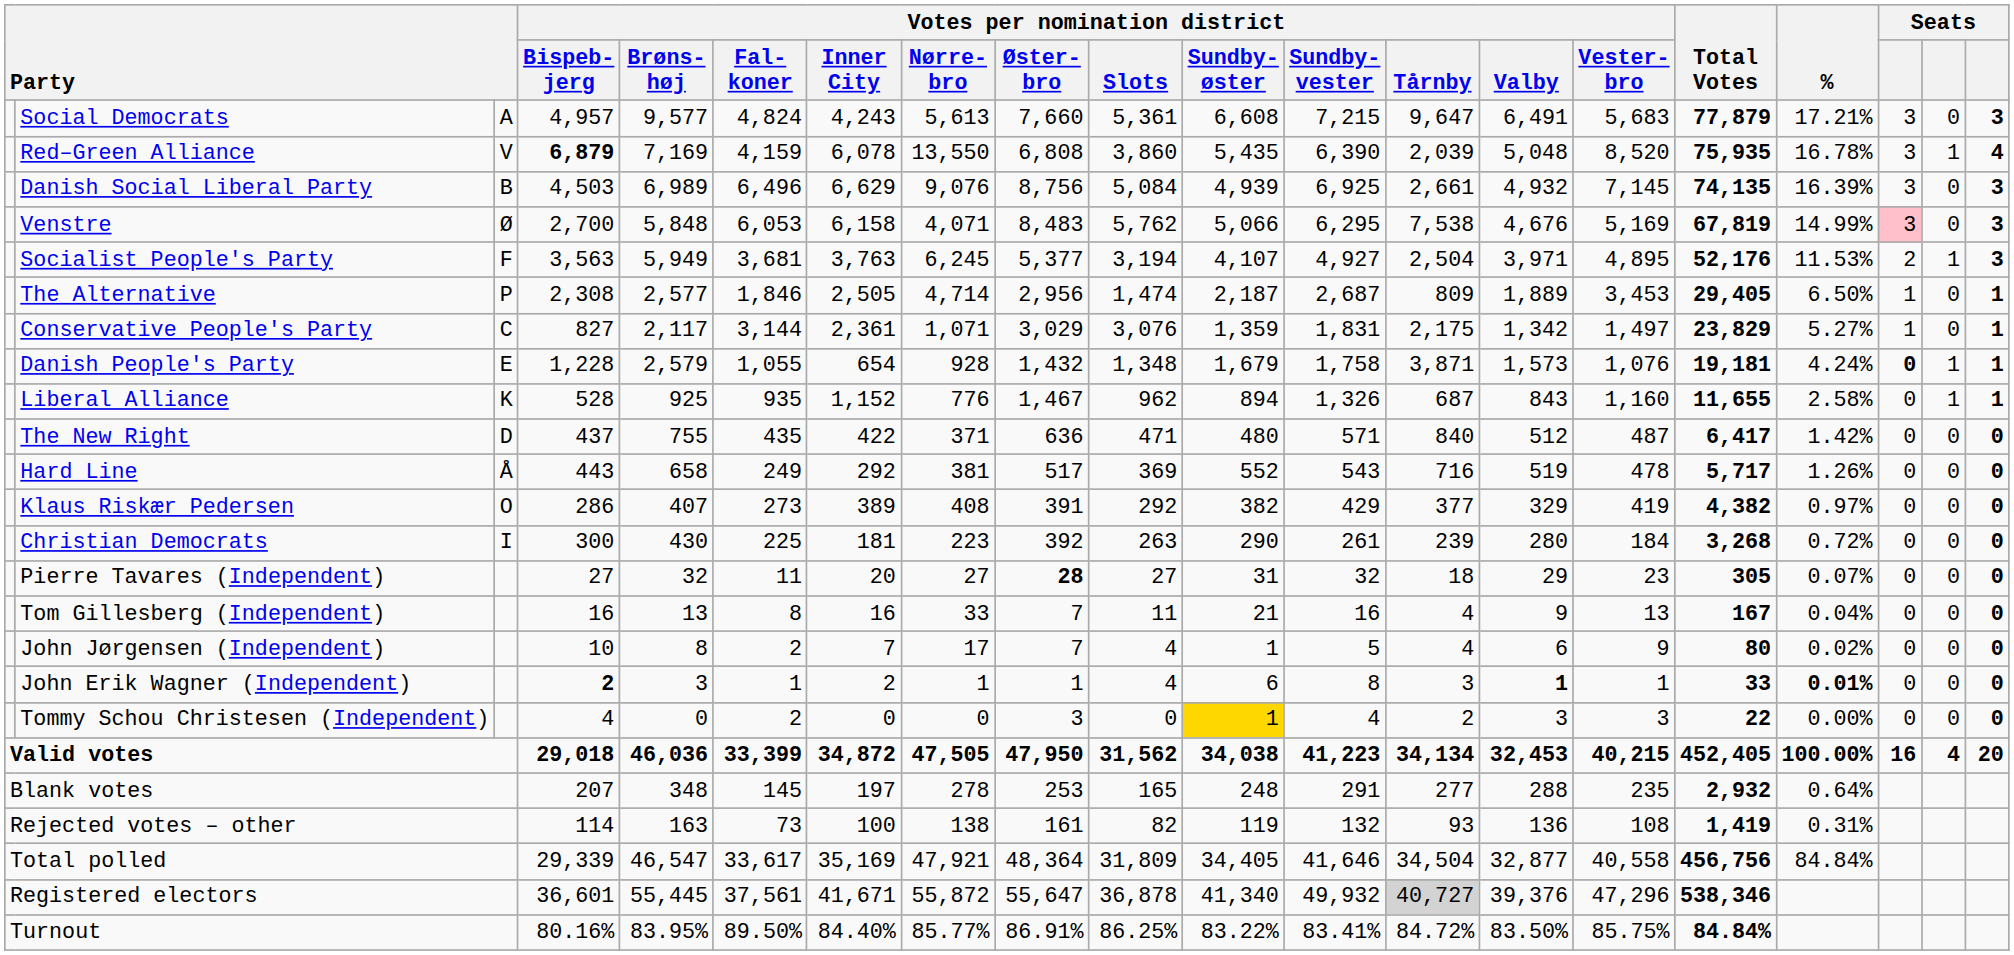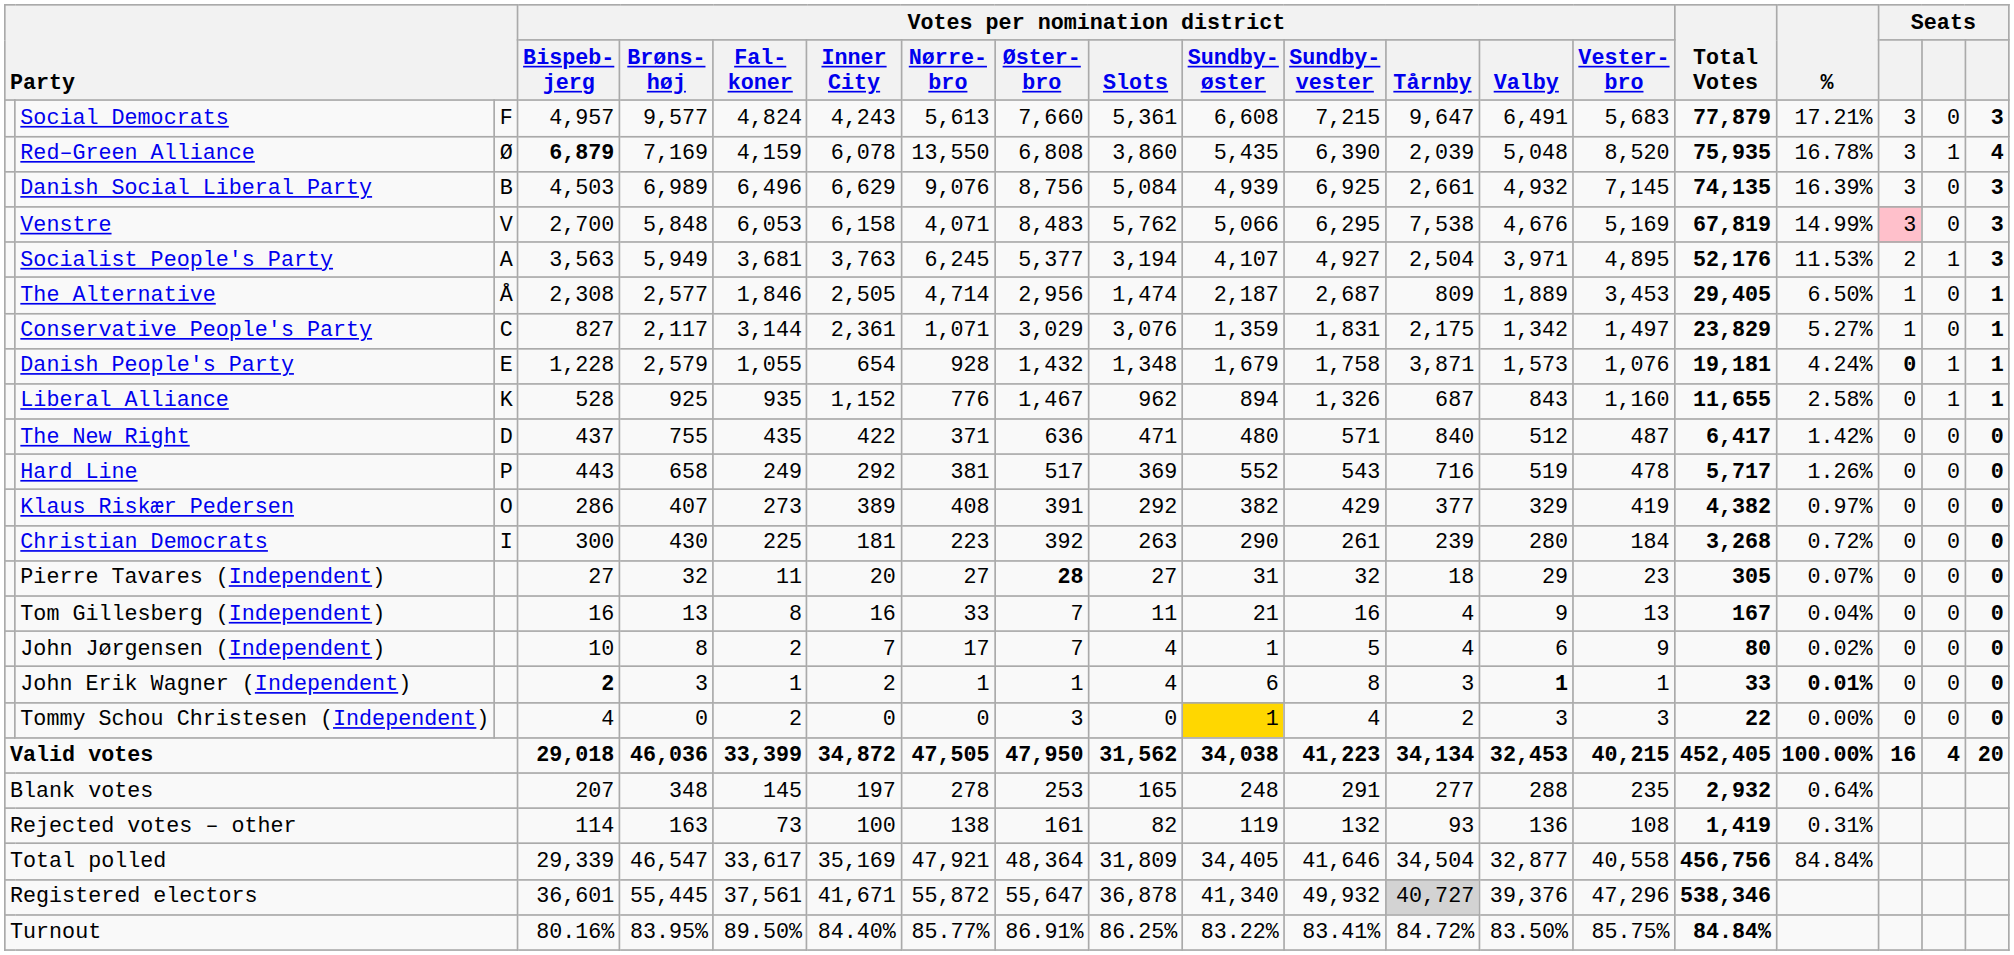(506, 118) A -> (506, 118) F
(506, 154) V -> (506, 154) Ø
(506, 224) Ø -> (506, 224) V
(506, 260) F -> (506, 260) A
(506, 295) P -> (506, 295) Å
(506, 472) Å -> (506, 472) P
